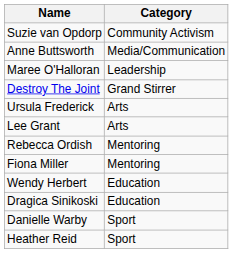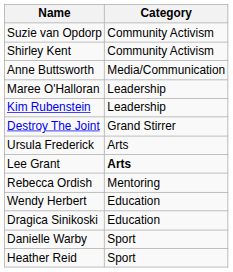+ row: (39, 51)
+ row: (49, 107)
(118, 126) normal -> (119, 164) bold
- row: (38, 164)
